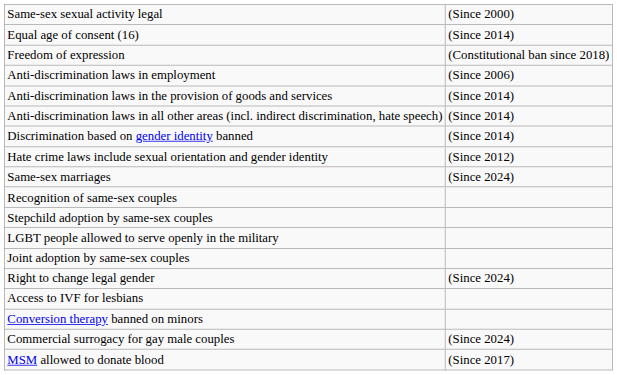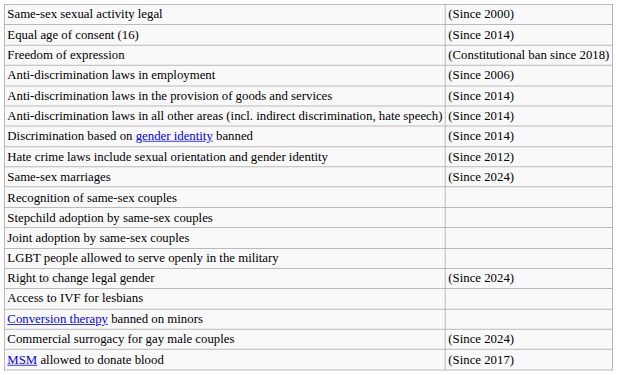rows swapped: (98, 258) <-> (143, 237)
